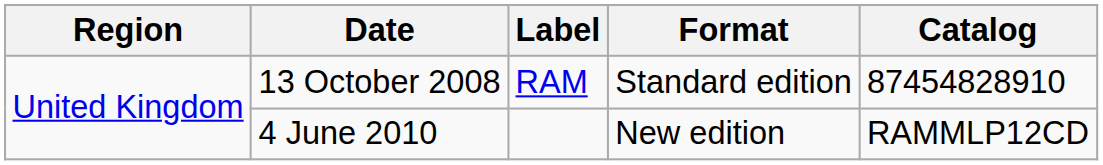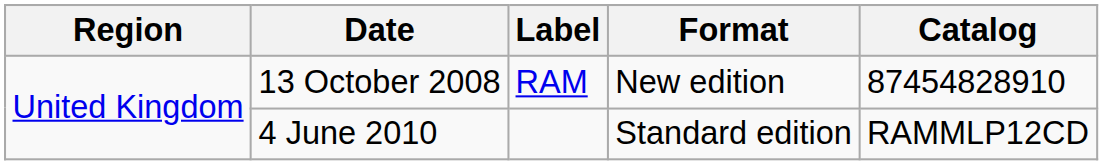(734, 81) Standard edition -> (700, 81) New edition
(700, 133) New edition -> (734, 133) Standard edition
